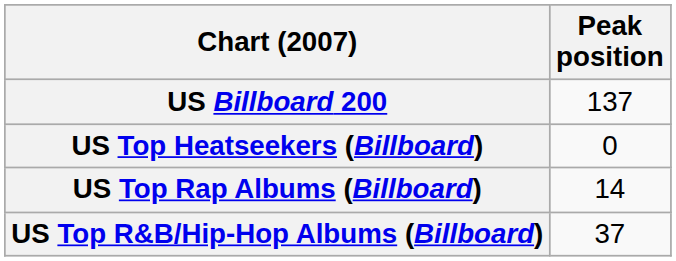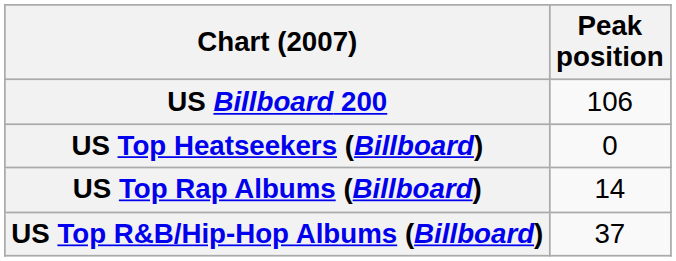(610, 101) 137 -> (610, 101) 106
